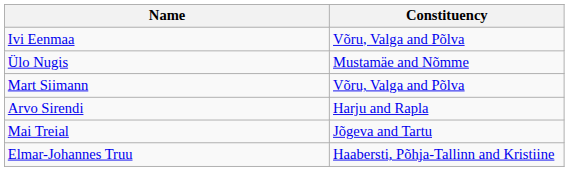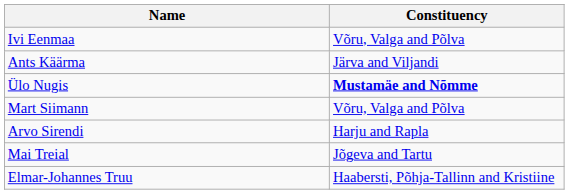+ row: (46, 62)
(401, 62) normal -> (405, 85) bold
